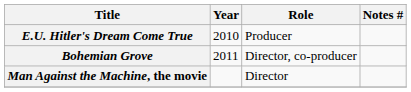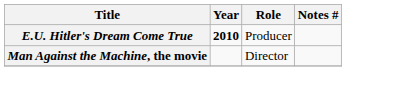(226, 35) normal -> (226, 35) bold
- row: (107, 55)
